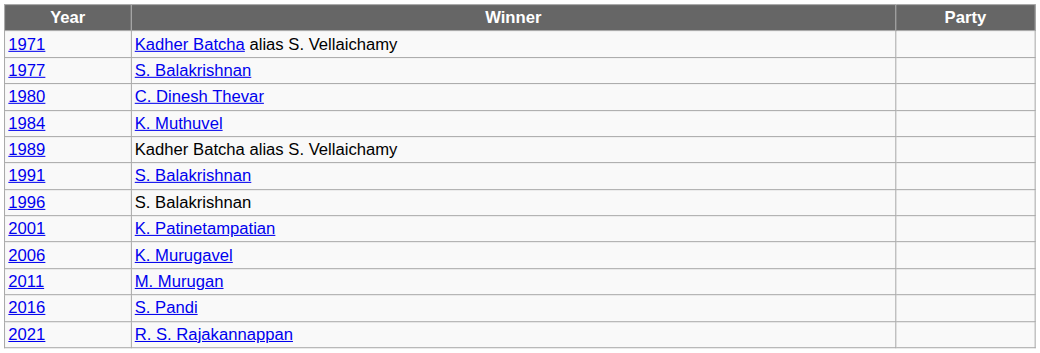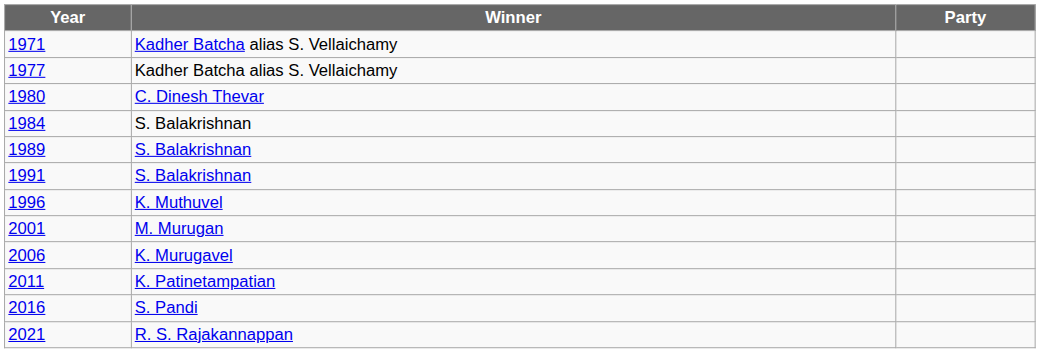(193, 70) S. Balakrishnan -> (266, 70) Kadher Batcha alias S. Vellaichamy
(179, 123) K. Muthuvel -> (193, 123) S. Balakrishnan
(266, 149) Kadher Batcha alias S. Vellaichamy -> (193, 149) S. Balakrishnan
(193, 202) S. Balakrishnan -> (179, 202) K. Muthuvel
(205, 228) K. Patinetampatian -> (179, 228) M. Murugan
(179, 281) M. Murugan -> (205, 281) K. Patinetampatian
